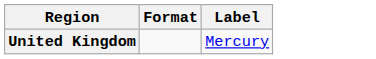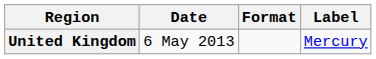+ column: (189, 17)
